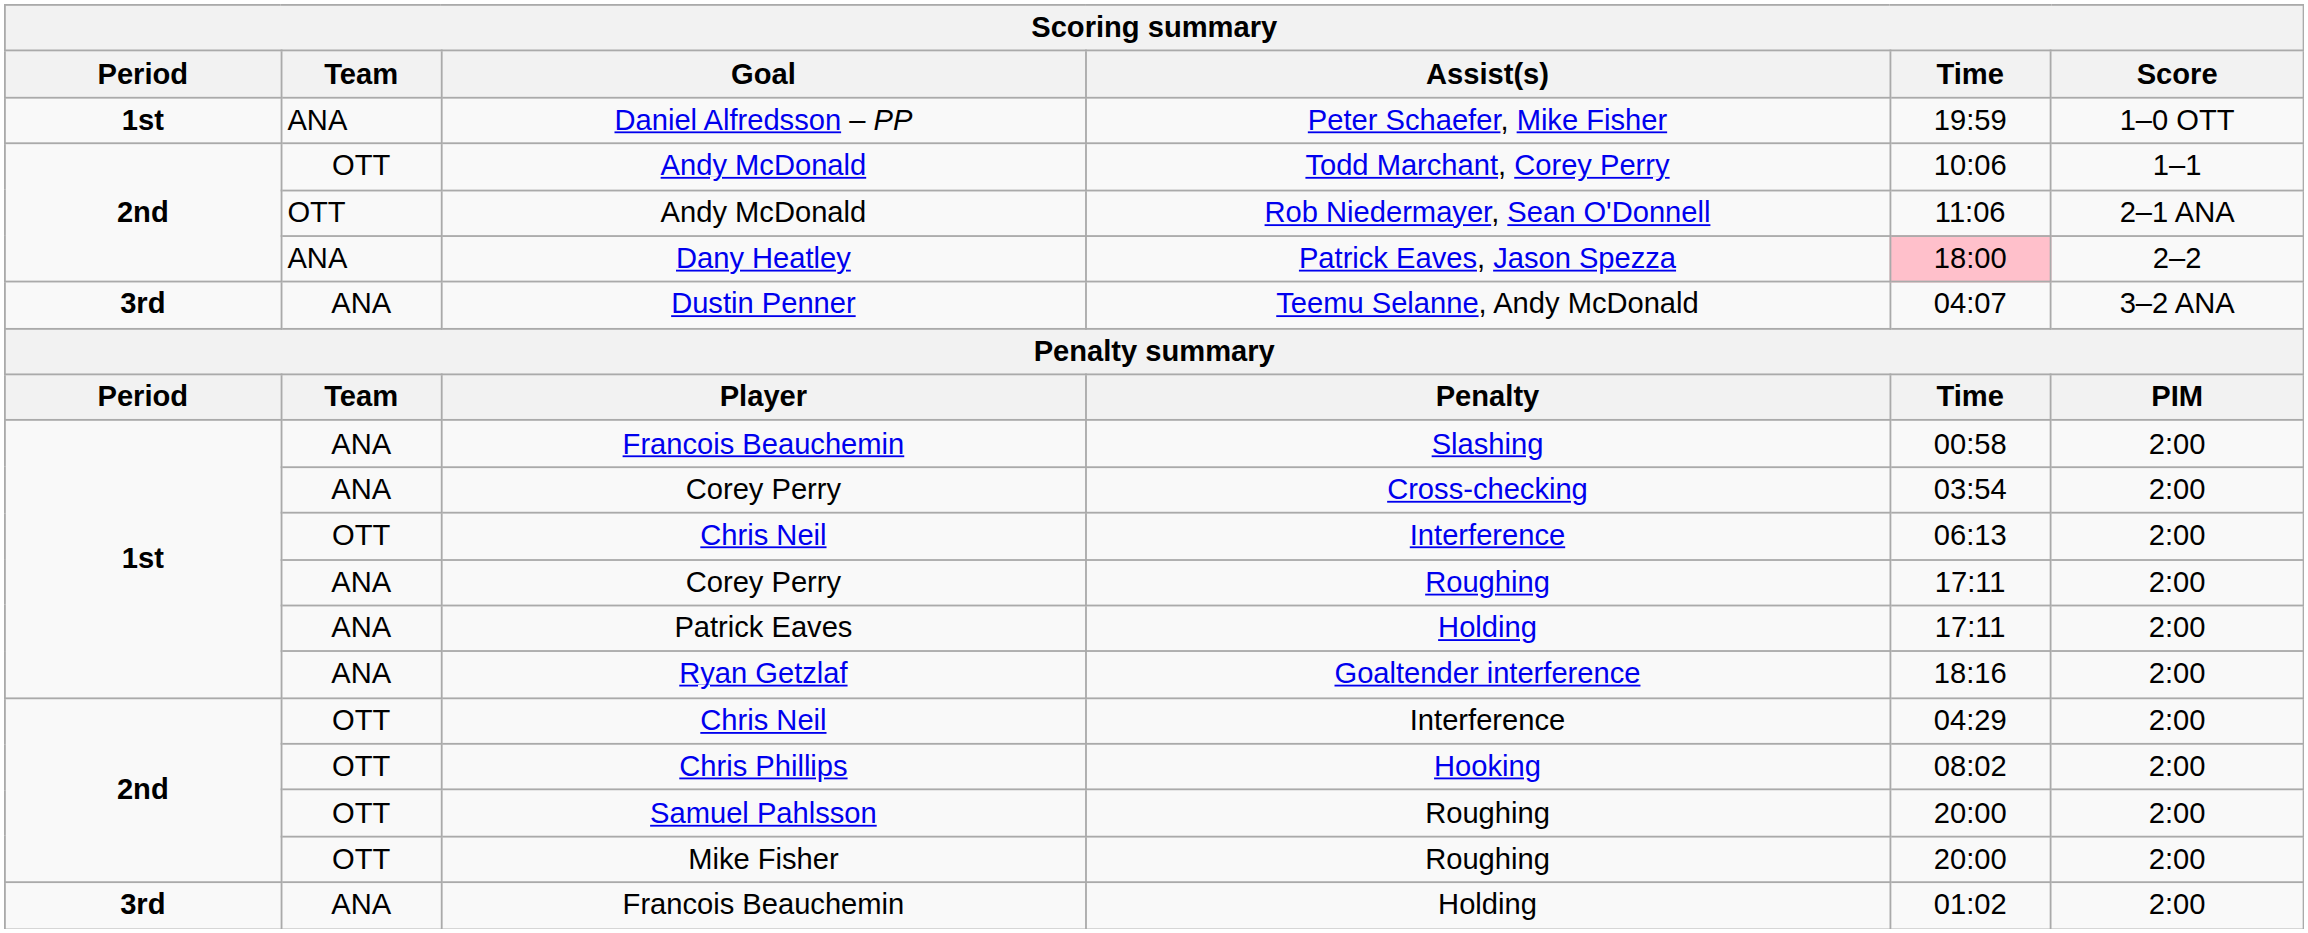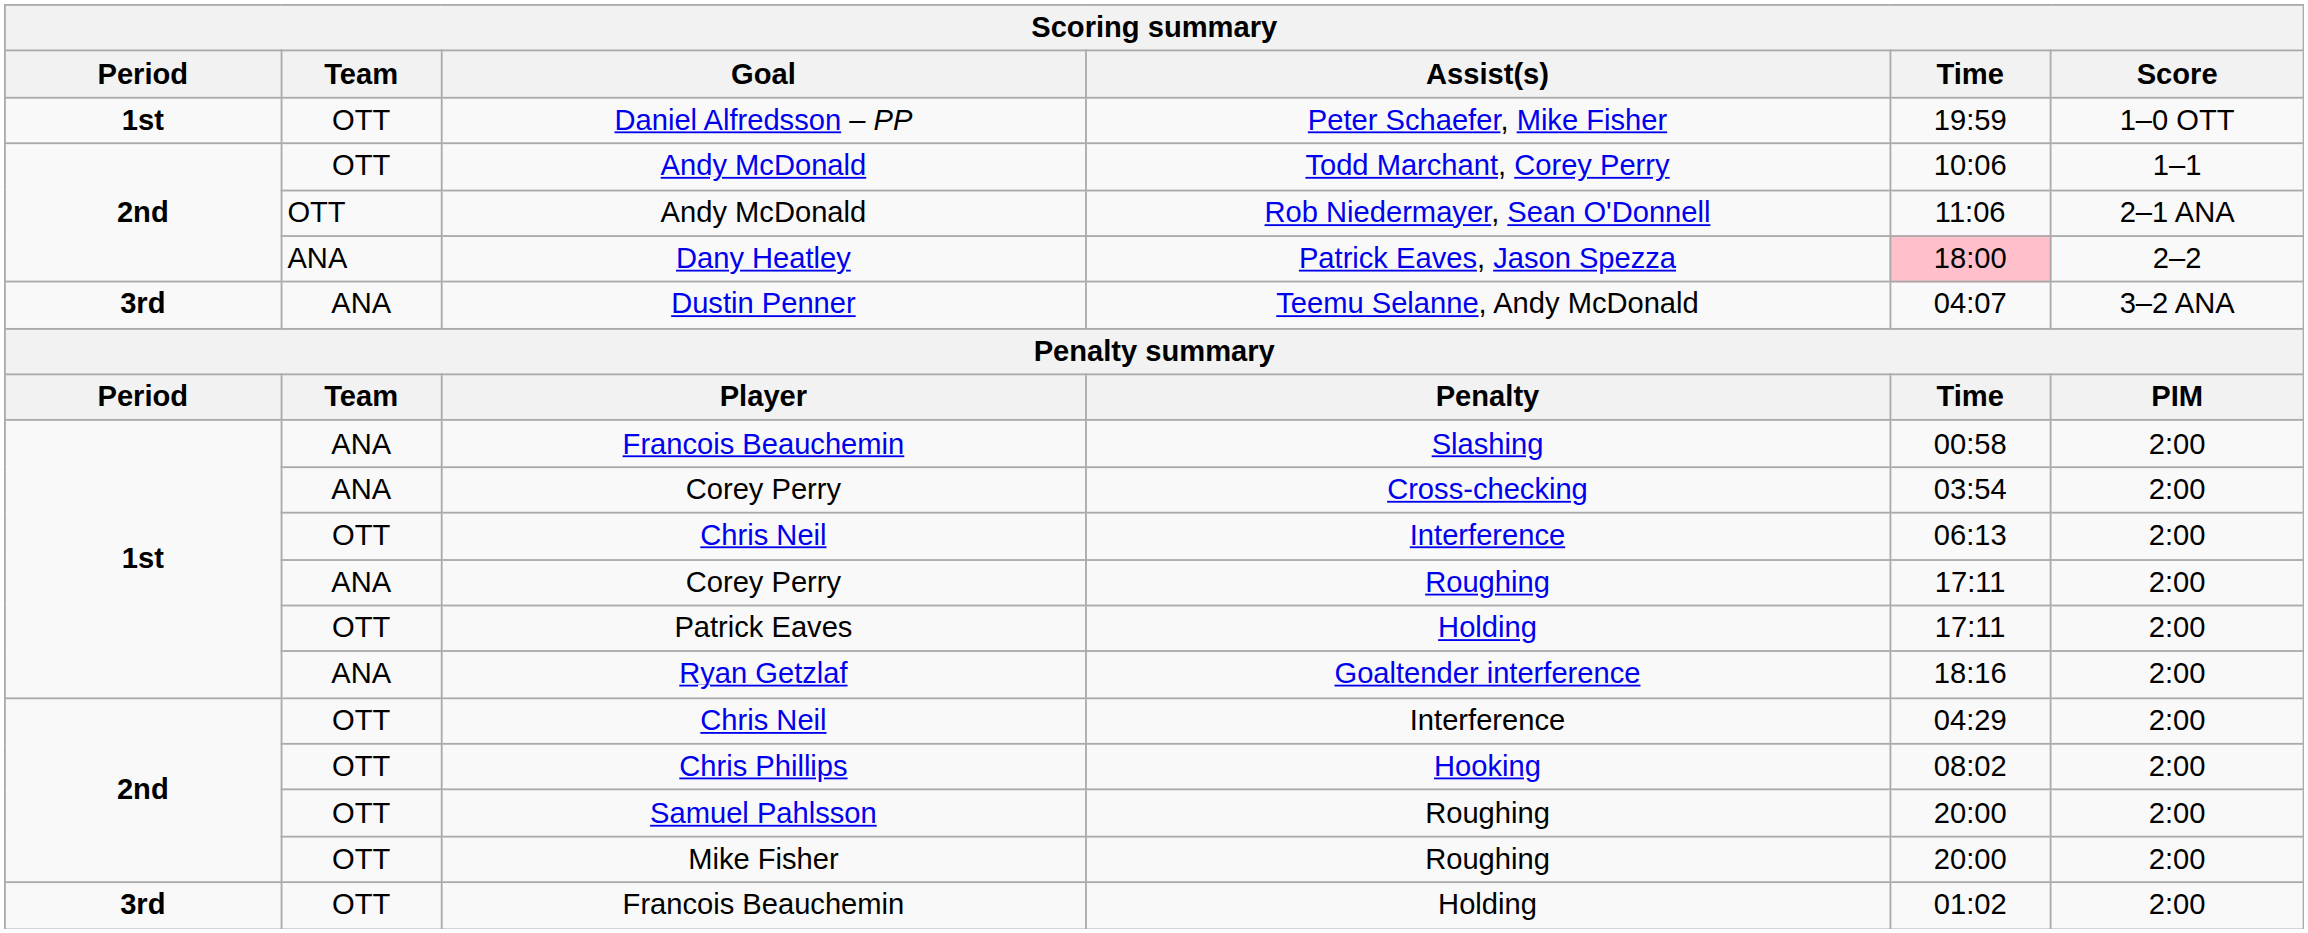(317, 119) ANA -> (361, 119) OTT
(361, 627) ANA -> (361, 627) OTT
(361, 905) ANA -> (361, 905) OTT
